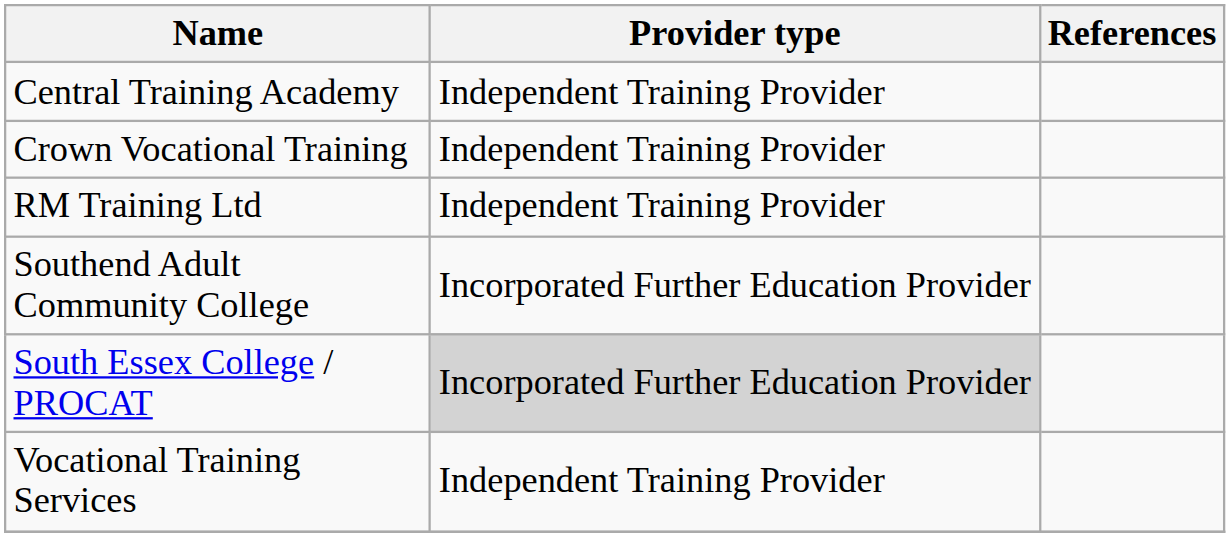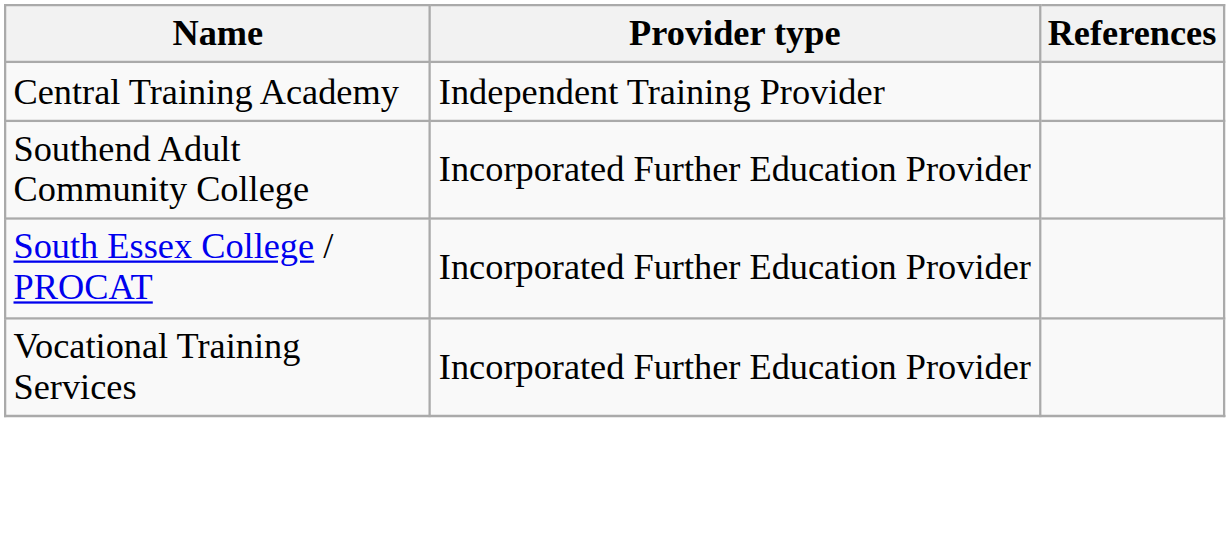- row: (211, 148)
- row: (138, 206)
(735, 382) lightgrey background -> (735, 267) no background
(662, 481) Independent Training Provider -> (735, 365) Incorporated Further Education Provider
